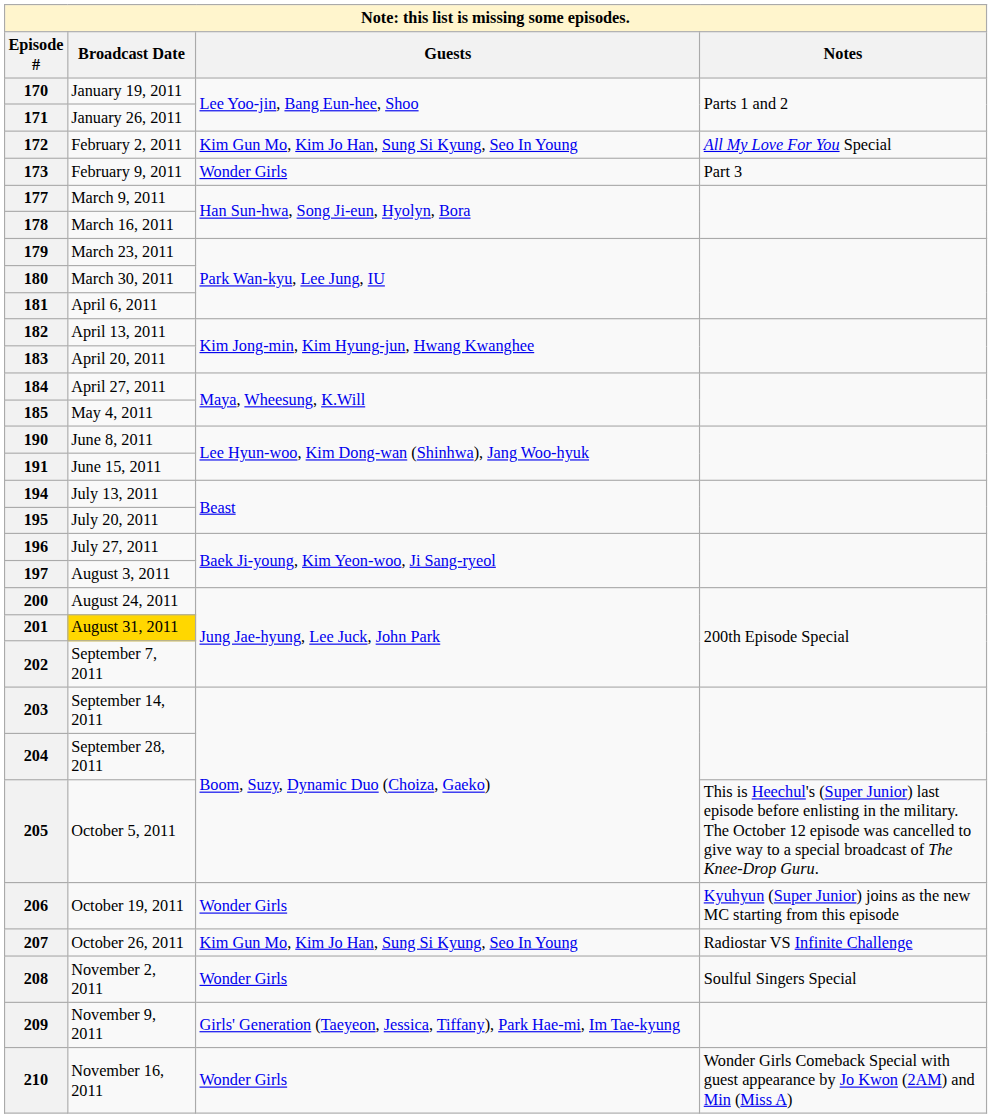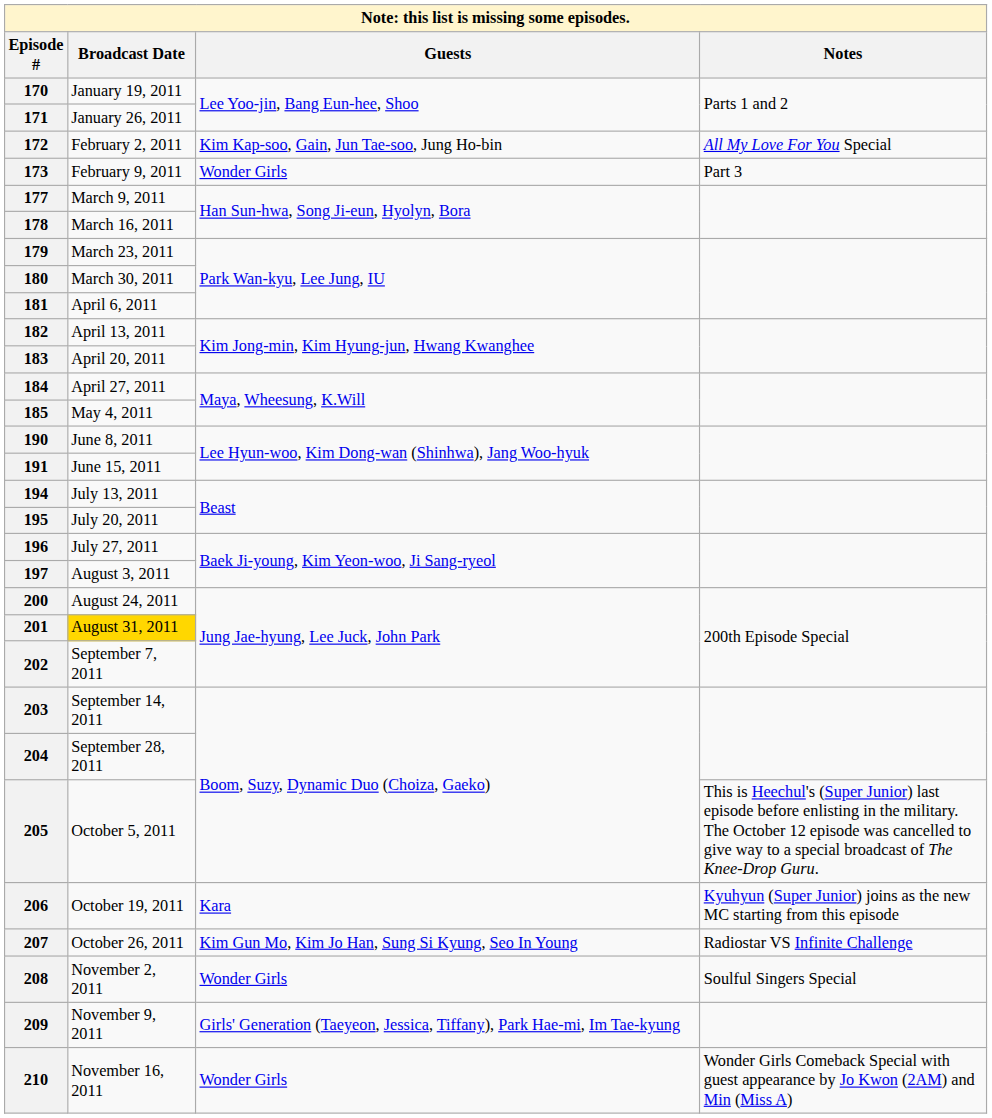(389, 144) Kim Gun Mo, Kim Jo Han, Sung Si Kyung, Seo In Young -> (351, 144) Kim Kap-soo, Gain, Jun Tae-soo, Jung Ho-bin
(243, 906) Wonder Girls -> (215, 906) Kara
